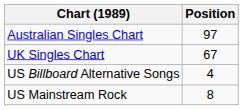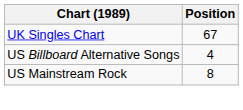- row: (75, 34)
